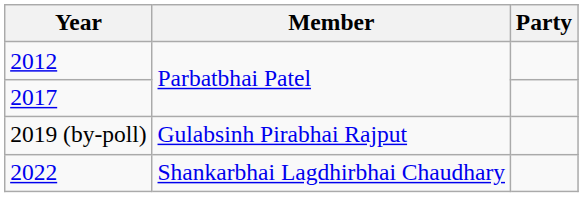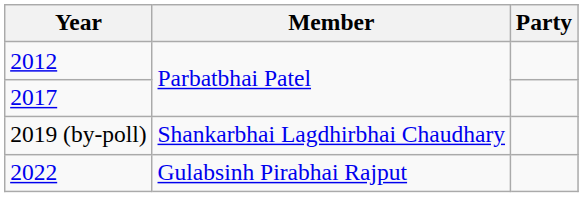(282, 135) Gulabsinh Pirabhai Rajput -> (331, 135) Shankarbhai Lagdhirbhai Chaudhary
(331, 172) Shankarbhai Lagdhirbhai Chaudhary -> (282, 172) Gulabsinh Pirabhai Rajput
